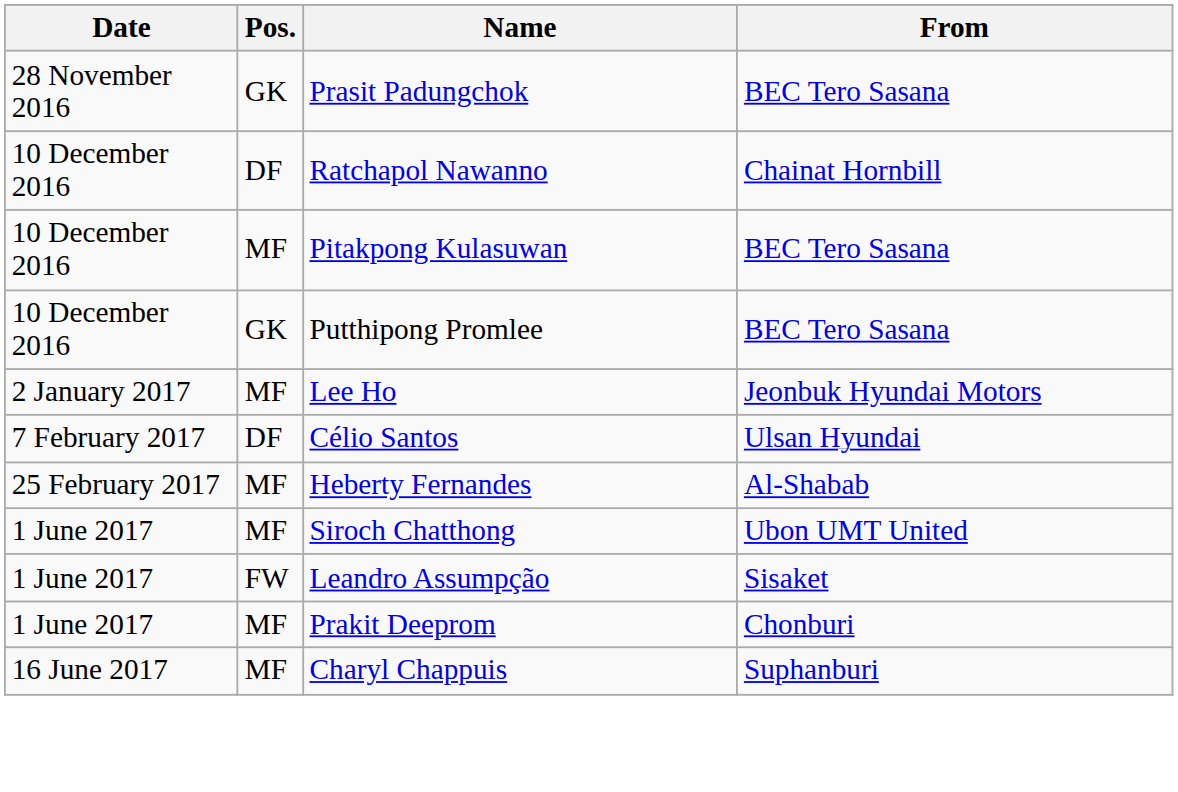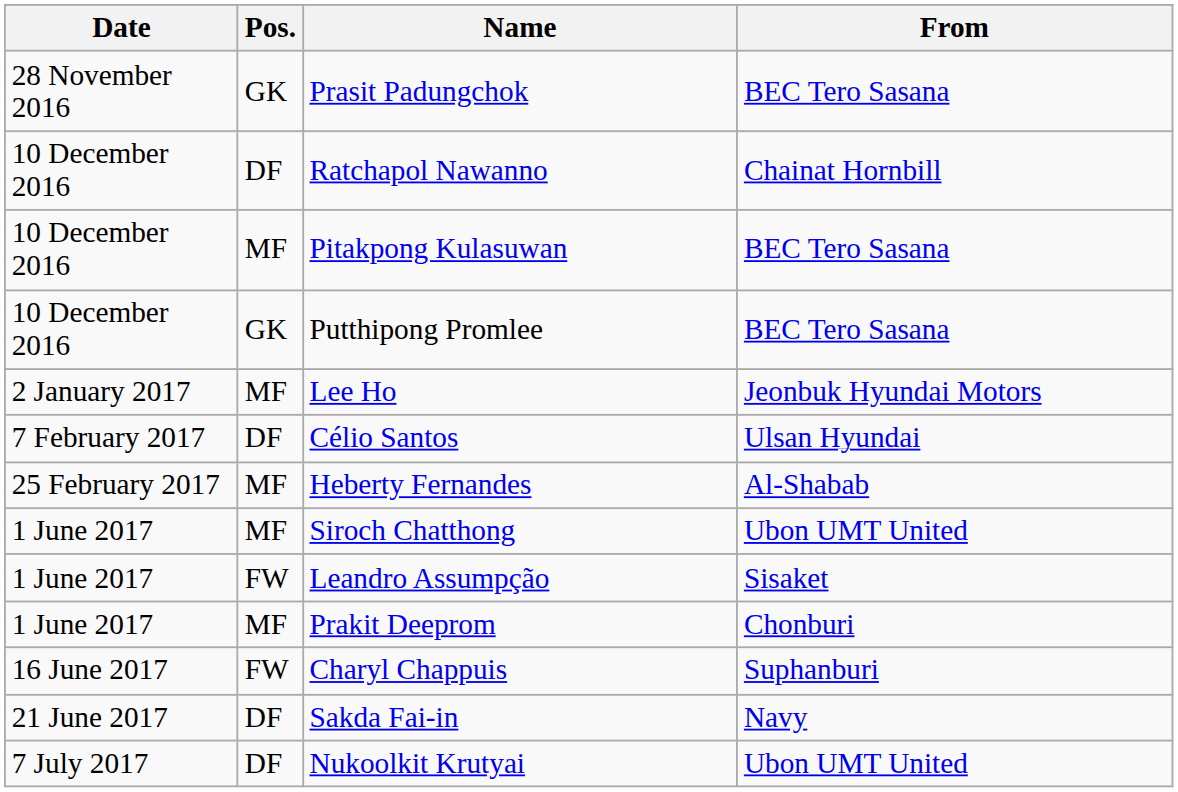(266, 670) MF -> (267, 670) FW
+ row: (384, 716)
+ row: (417, 763)
